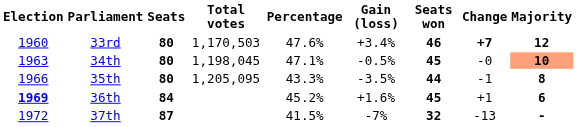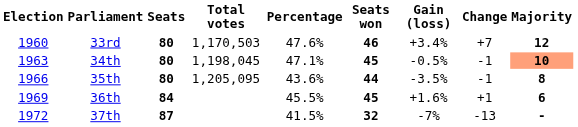columns swapped: (376, 16) <-> (434, 16)
(485, 42) bold -> (485, 42) normal
(485, 61) -0 -> (485, 61) -1
(305, 79) 43.3% -> (305, 79) 43.6%
(33, 97) bold -> (33, 97) normal
(305, 97) 45.2% -> (305, 97) 45.5%
